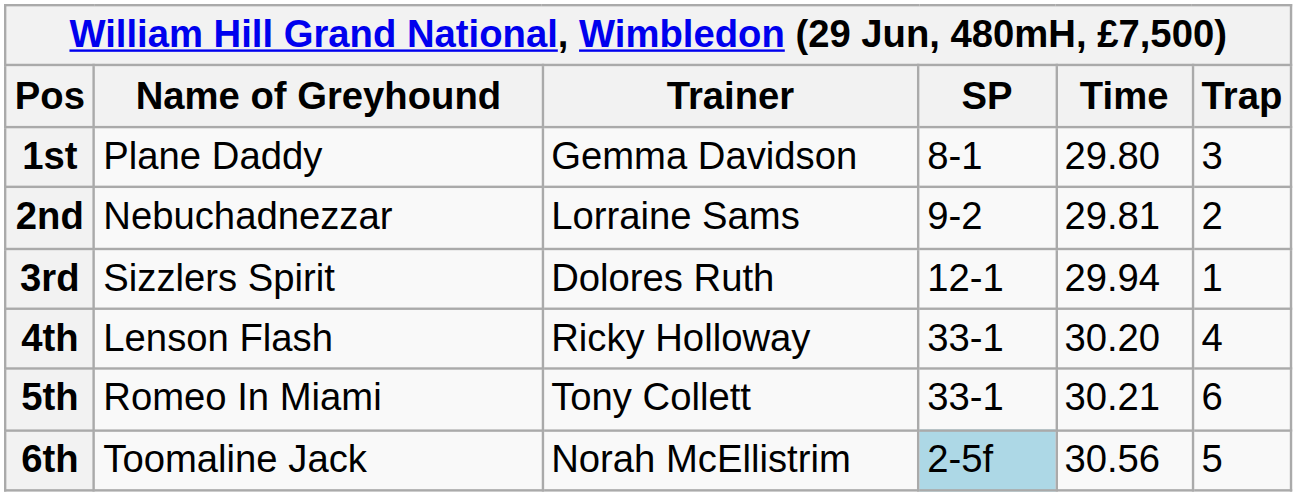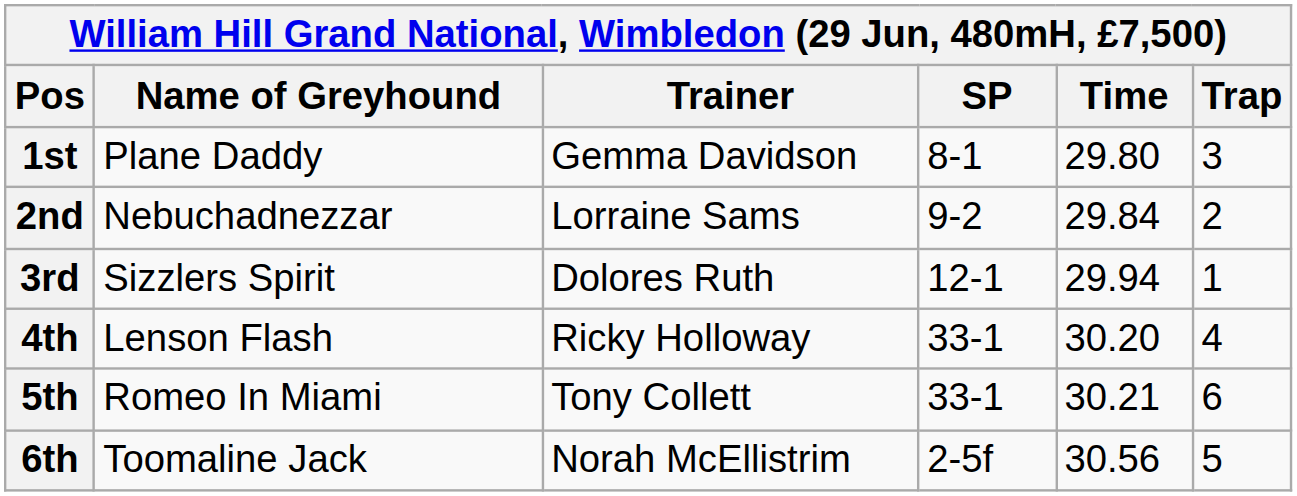(1112, 216) 29.81 -> (1112, 216) 29.84
(960, 459) lightblue background -> (960, 459) no background
